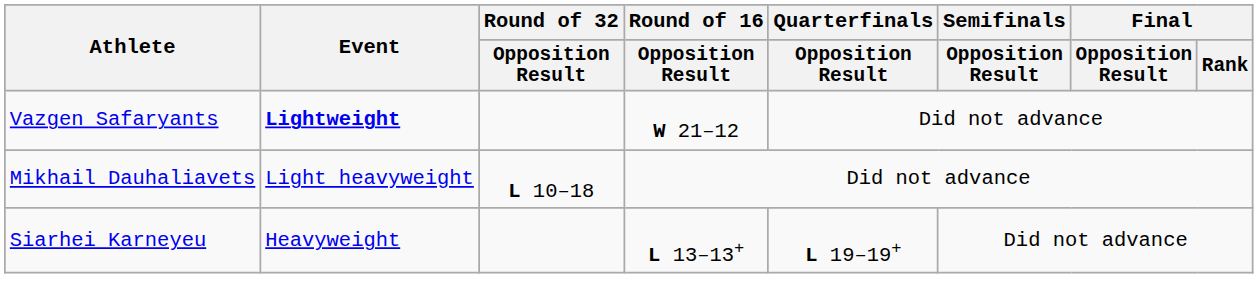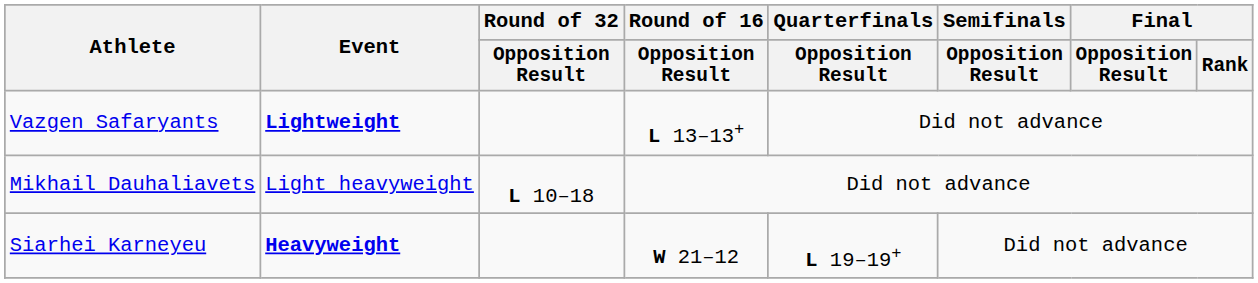(696, 132) W 21–12 -> (696, 135) L 13–13+
(333, 240) normal -> (333, 245) bold
(696, 253) L 13–13+ -> (696, 258) W 21–12
